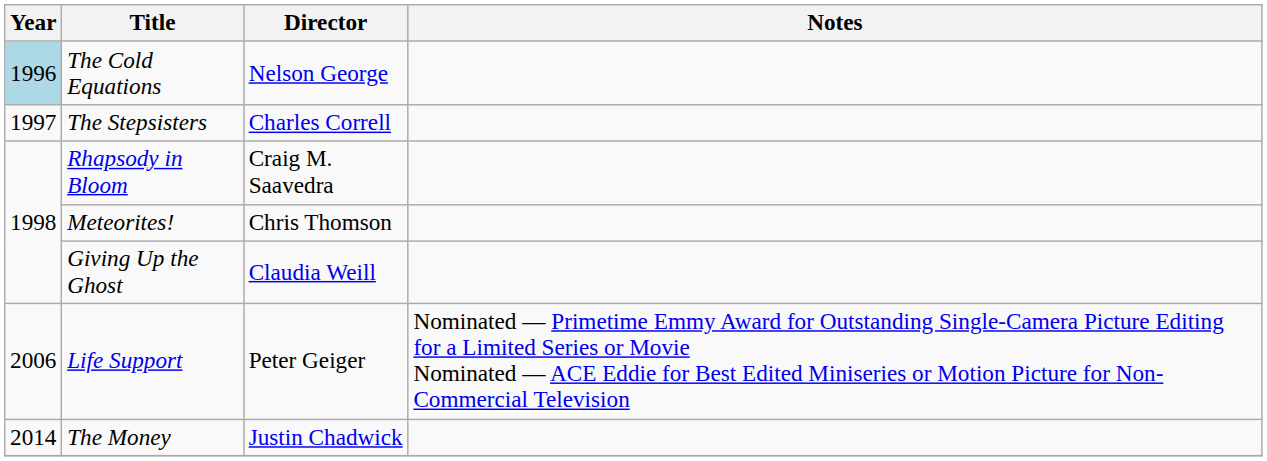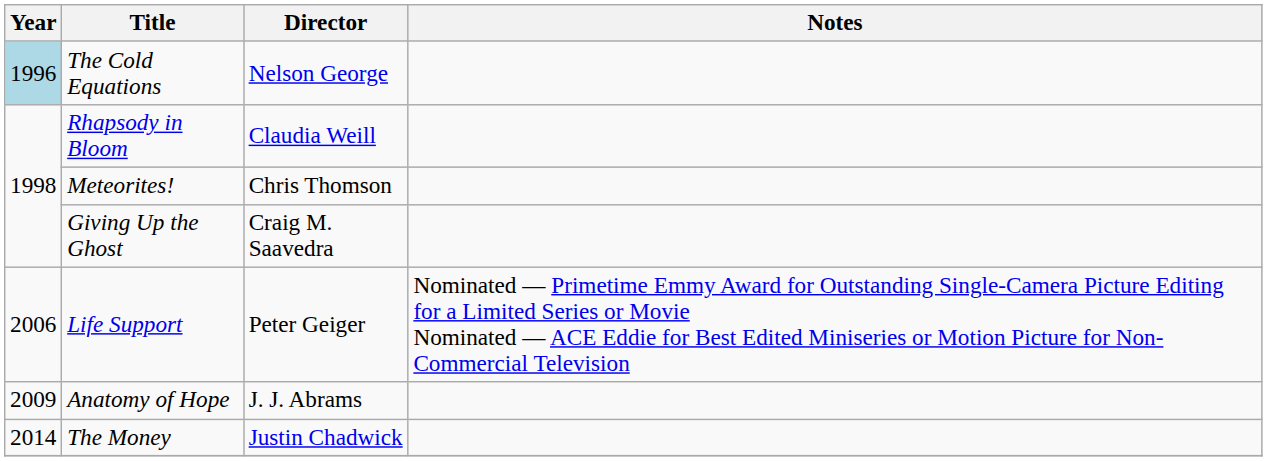- row: (137, 122)
(291, 172) Craig M. Saavedra -> (312, 135) Claudia Weill
(312, 272) Claudia Weill -> (291, 235) Craig M. Saavedra
+ row: (148, 400)
